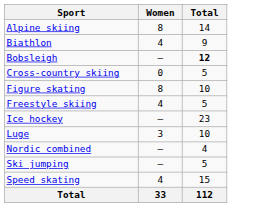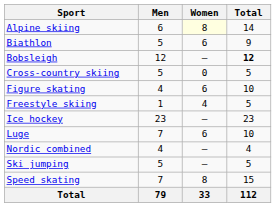+ column: (160, 12)
(160, 27) no background -> (204, 27) lightyellow background
(160, 42) 4 -> (204, 42) 6
(160, 88) 8 -> (204, 88) 6
(160, 134) 3 -> (204, 134) 6
(160, 180) 4 -> (204, 180) 8
